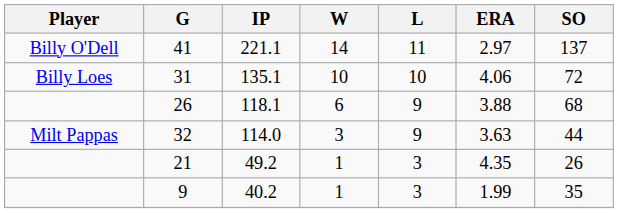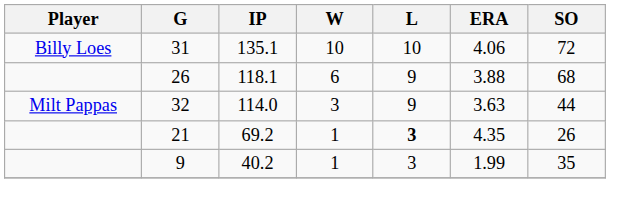- row: (183, 47)
(261, 163) 49.2 -> (258, 134) 69.2
(417, 163) normal -> (412, 134) bold
